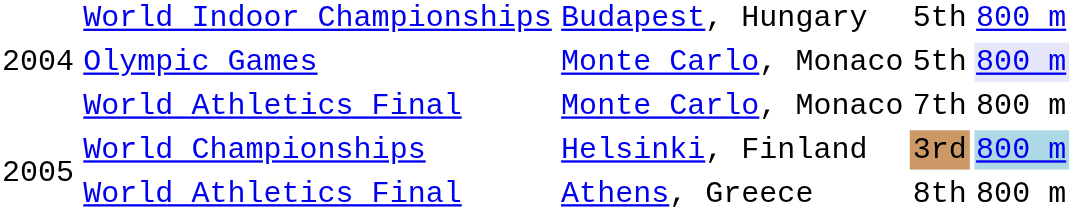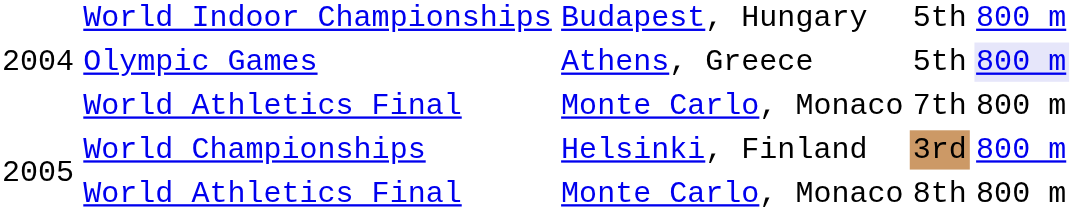(732, 62) Monte Carlo, Monaco -> (687, 62) Athens, Greece
(1021, 150) lightblue background -> (1021, 150) no background
(687, 194) Athens, Greece -> (732, 194) Monte Carlo, Monaco
